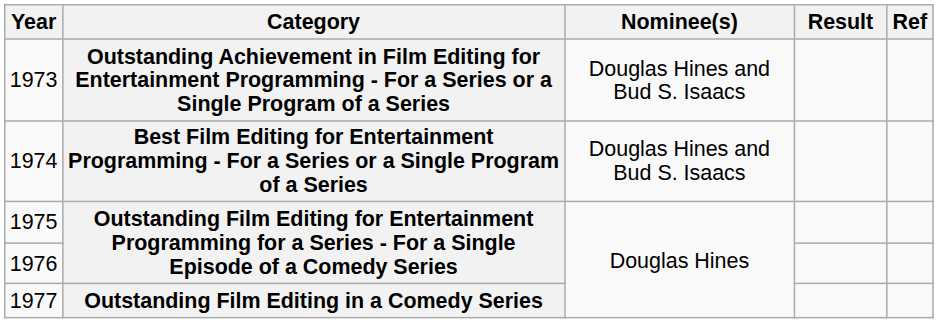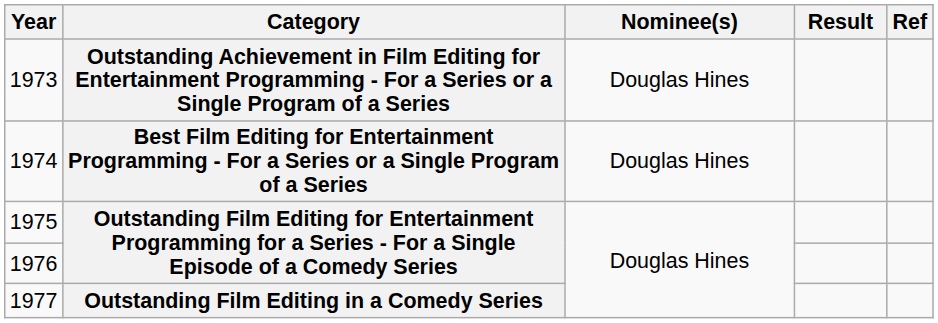(679, 80) Douglas Hines and Bud S. Isaacs -> (679, 80) Douglas Hines
(679, 161) Douglas Hines and Bud S. Isaacs -> (679, 161) Douglas Hines
